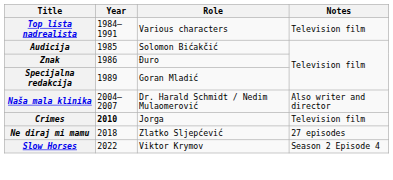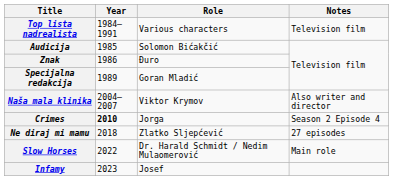(203, 101) Dr. Harald Schmidt / Nedim Mulaomerović -> (171, 101) Viktor Krymov
(328, 119) Television film -> (336, 119) Season 2 Episode 4
(171, 146) Viktor Krymov -> (203, 151) Dr. Harald Schmidt / Nedim Mulaomerović
(336, 146) Season 2 Episode 4 -> (313, 151) Main role
+ row: (50, 169)
